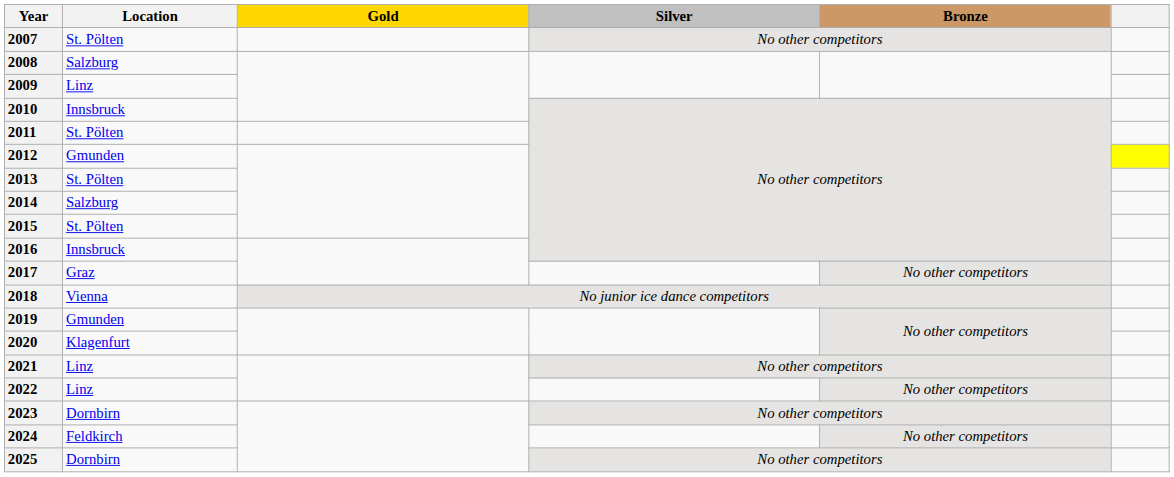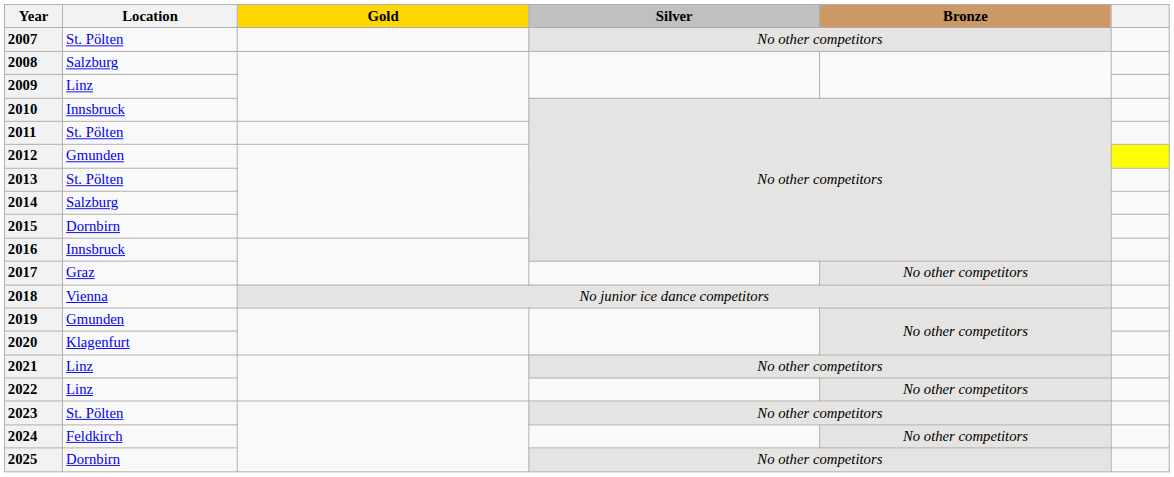(95, 226) St. Pölten -> (93, 226) Dornbirn
(93, 413) Dornbirn -> (95, 413) St. Pölten
